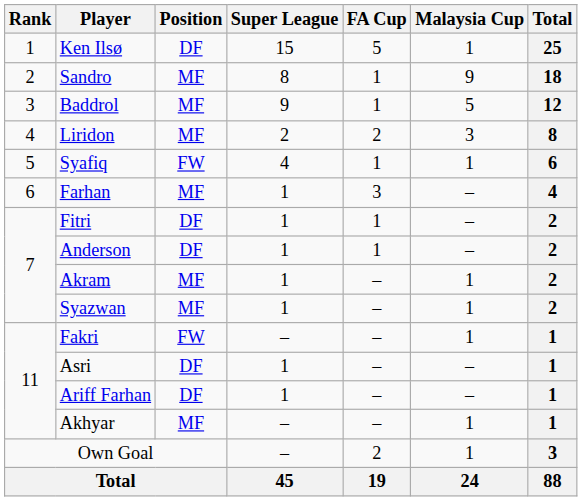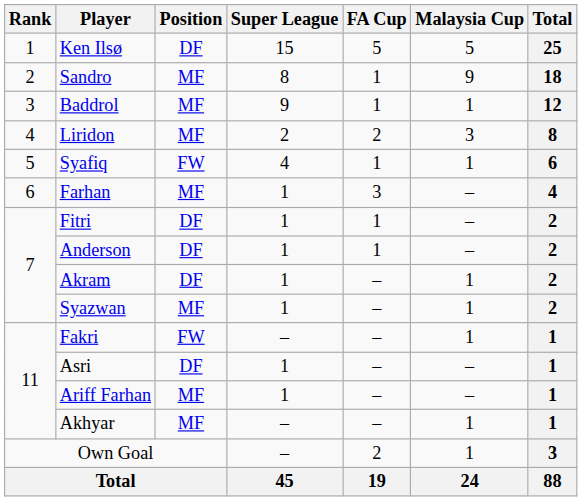(470, 47) 1 -> (470, 47) 5
(470, 105) 5 -> (470, 105) 1
(191, 279) MF -> (191, 279) DF
(191, 395) DF -> (191, 395) MF
